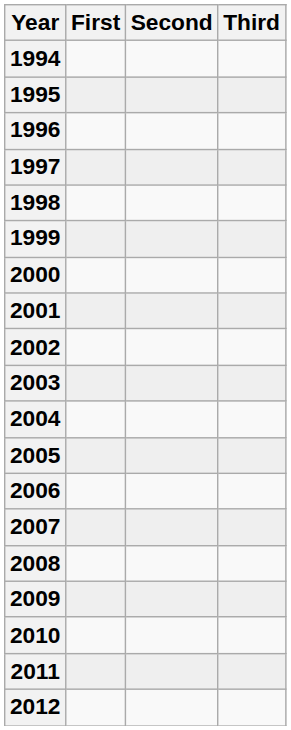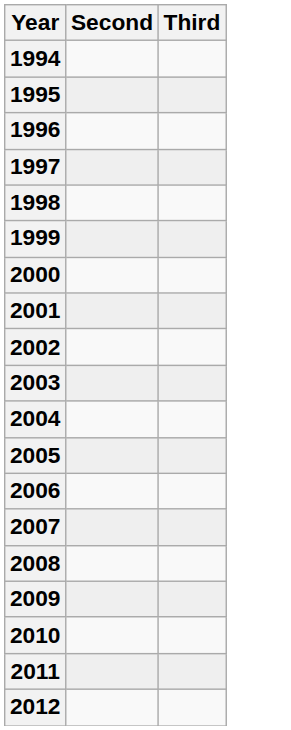- column: (96, 22)
